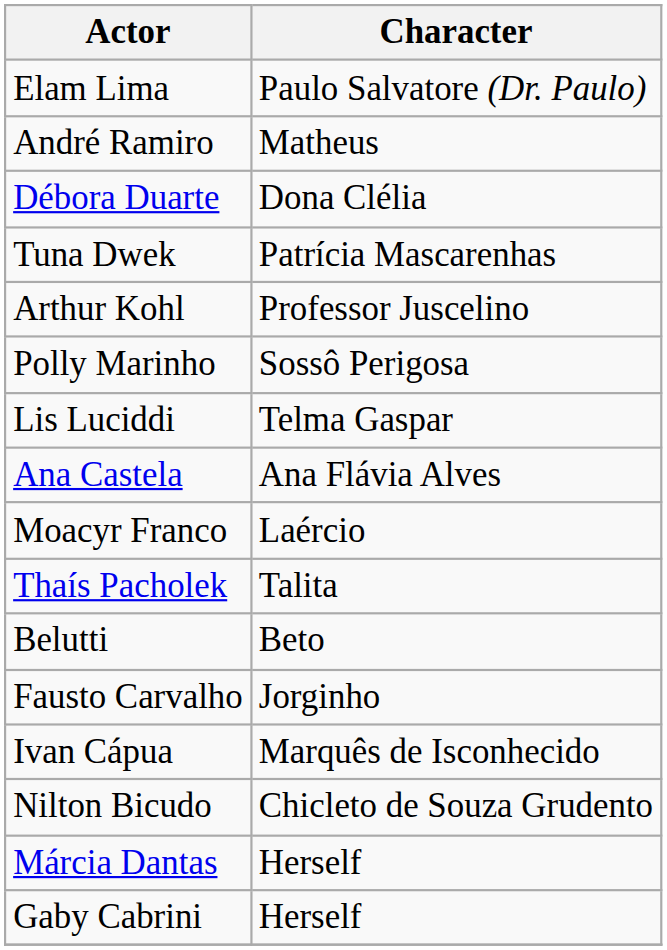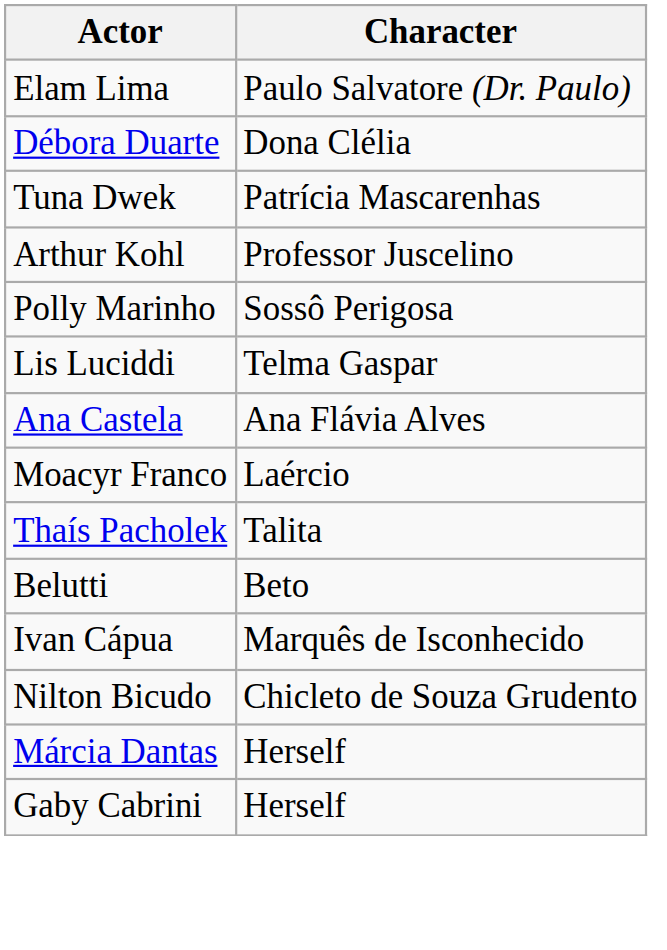- row: (113, 142)
- row: (128, 695)
